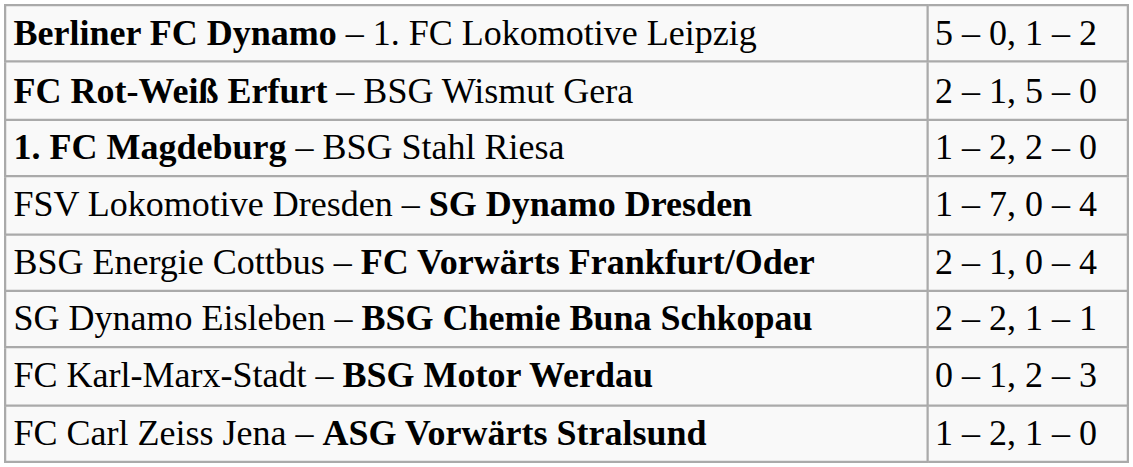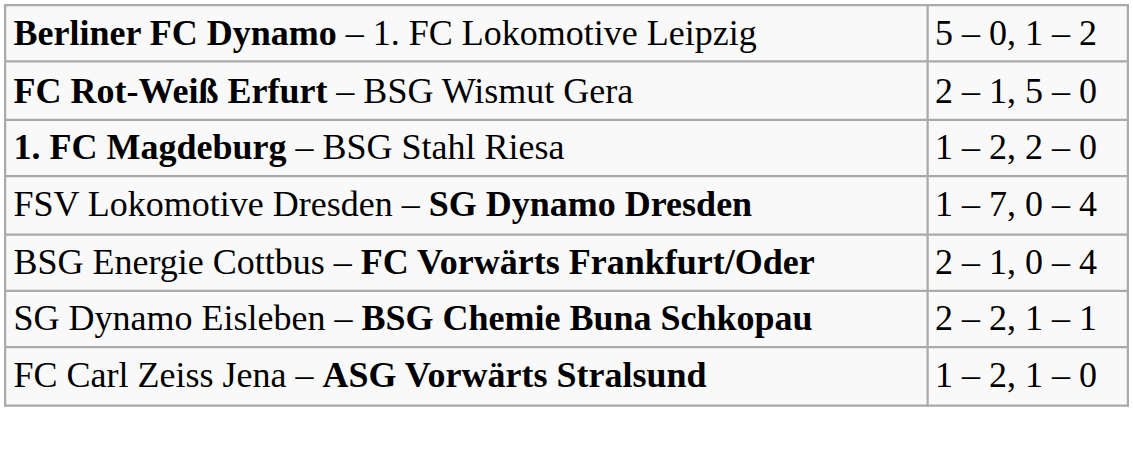- row: (333, 375)
